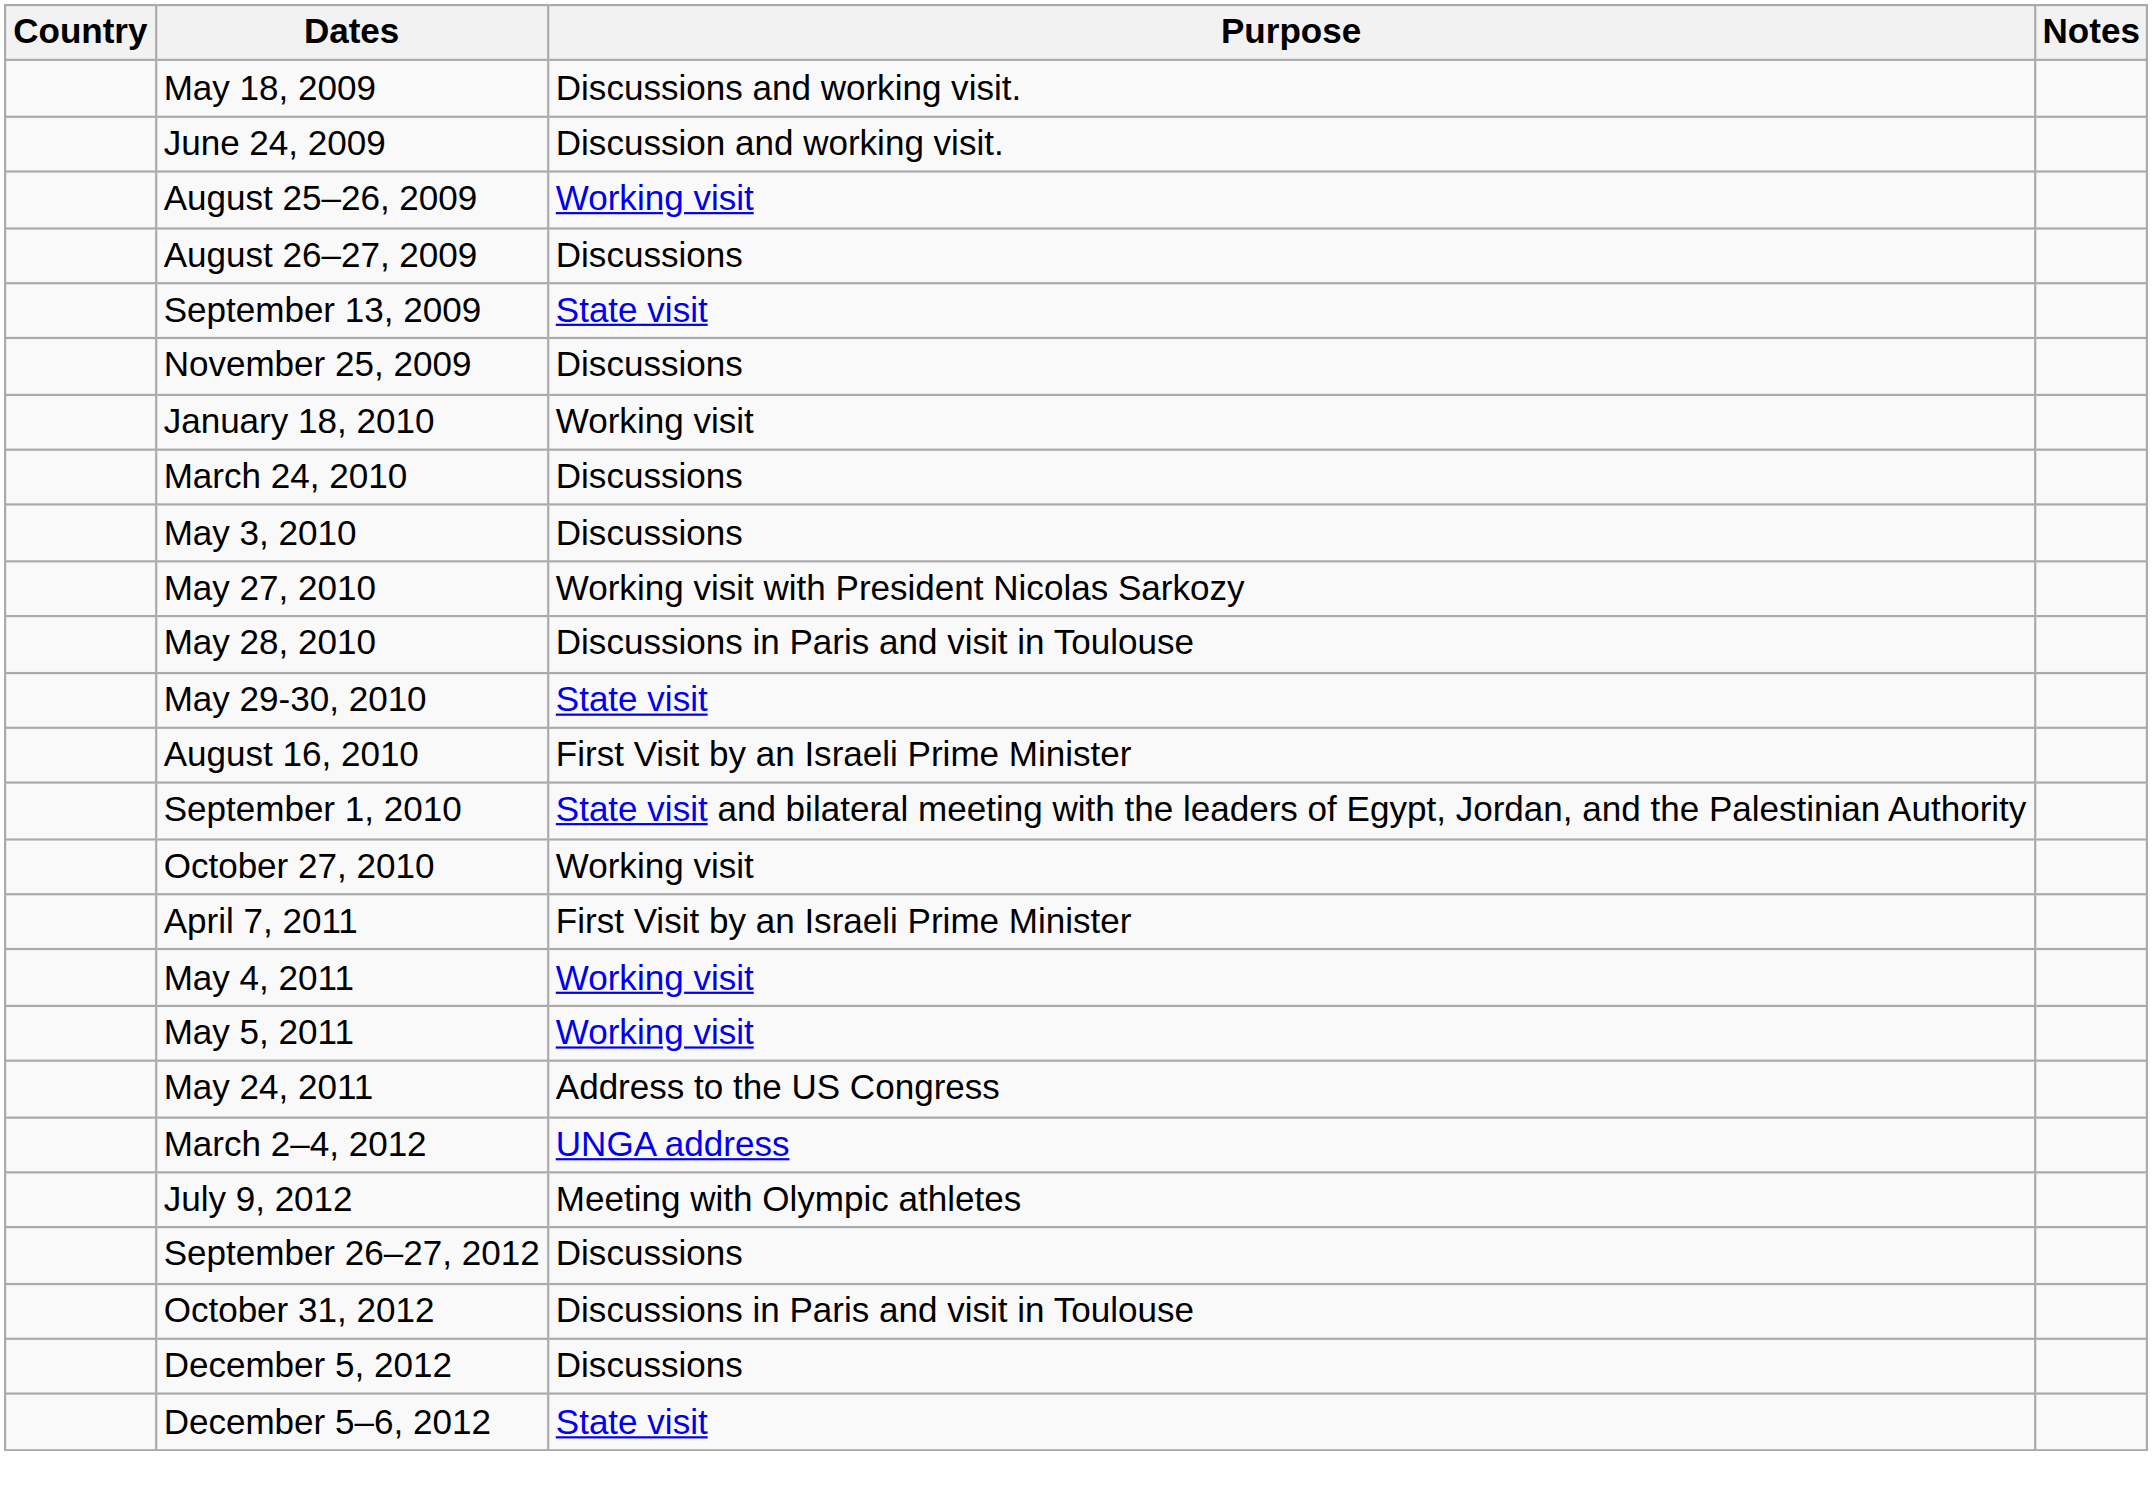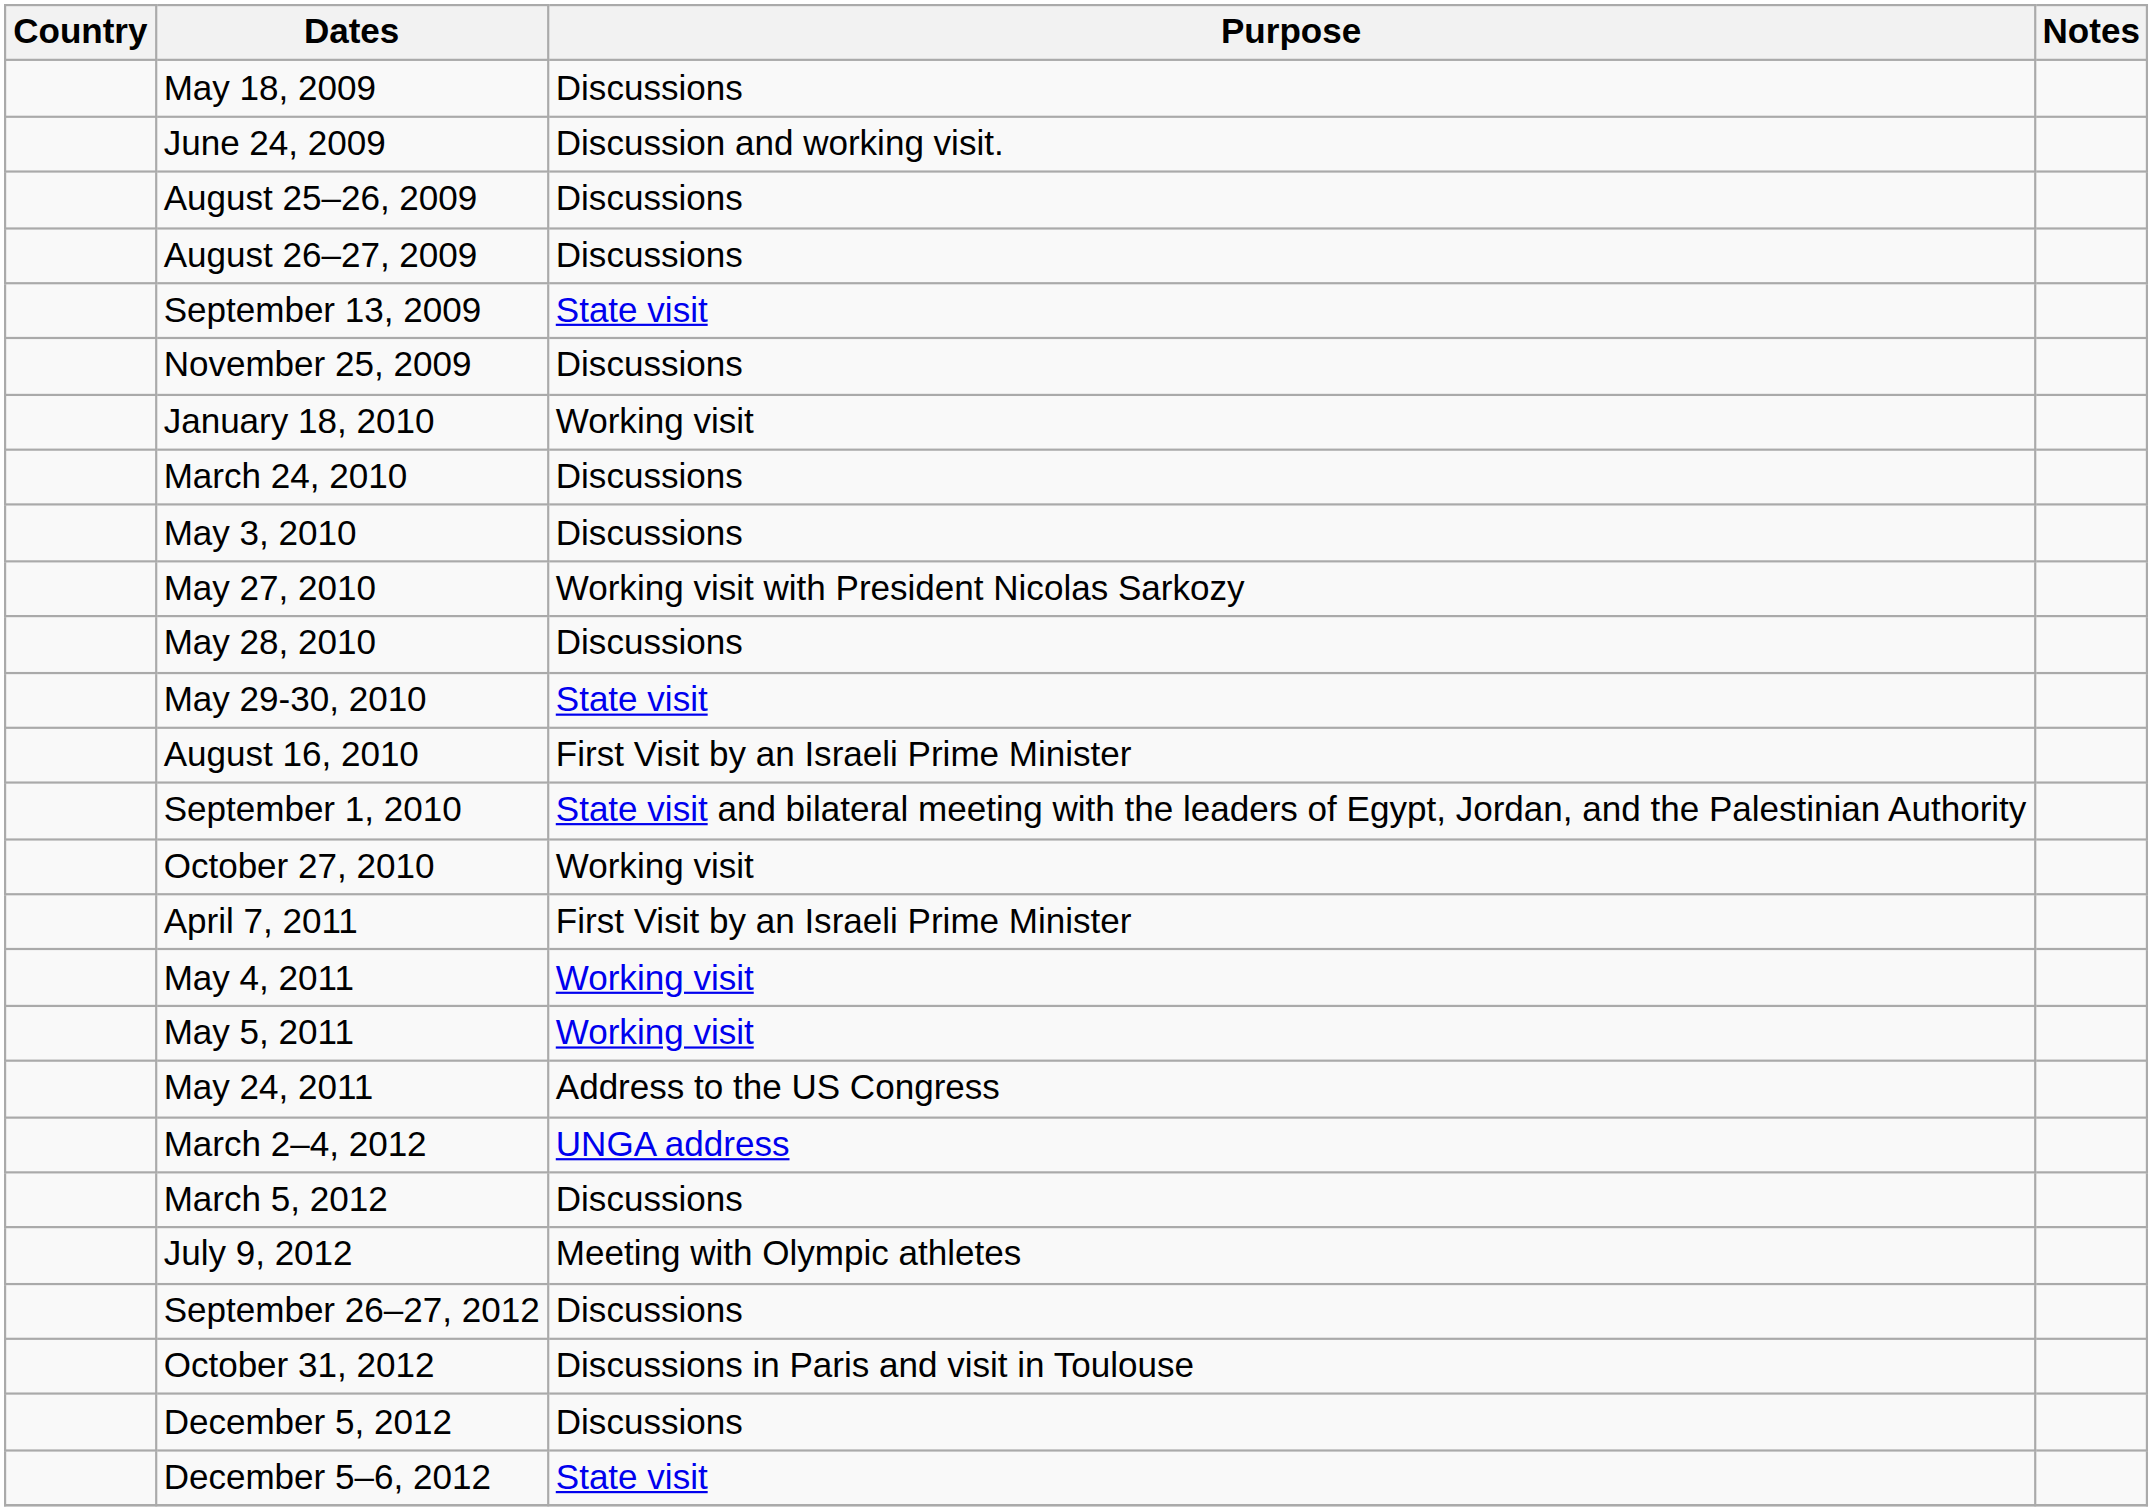(788, 87) Discussions and working visit. -> (649, 87) Discussions
(655, 198) Working visit -> (649, 198) Discussions
(875, 643) Discussions in Paris and visit in Toulouse -> (649, 643) Discussions
+ row: (276, 1199)
